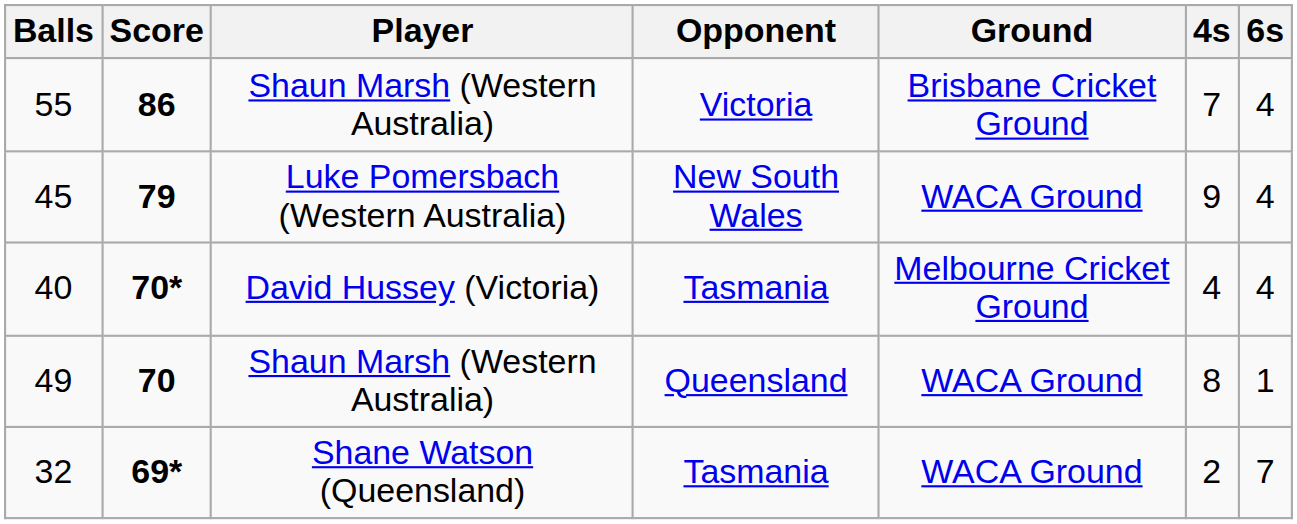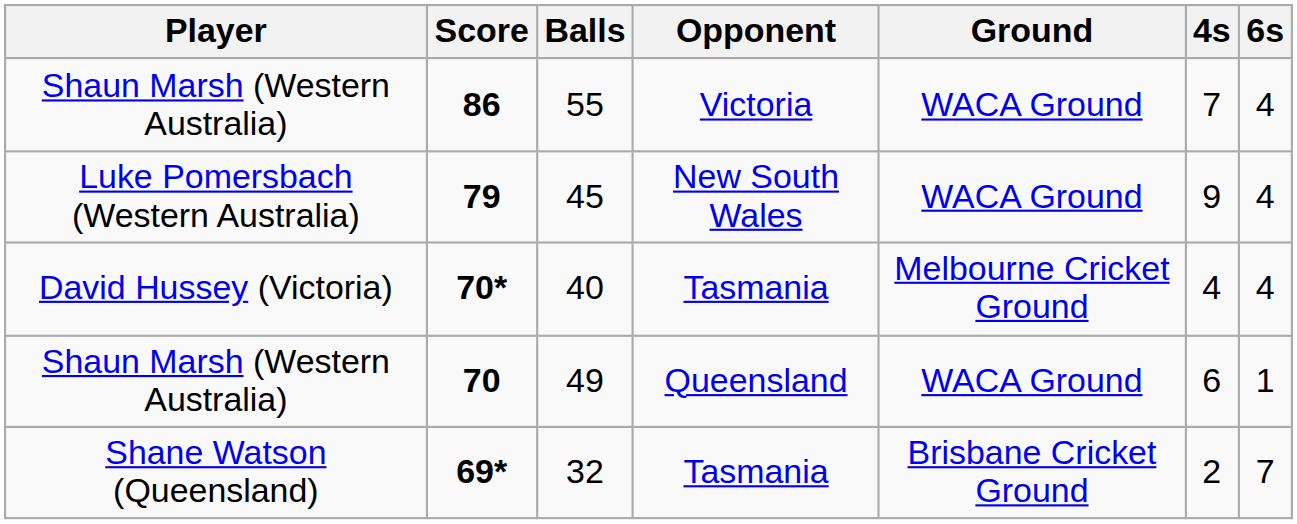columns swapped: (423, 31) <-> (53, 31)
(1032, 104) Brisbane Cricket Ground -> (1032, 104) WACA Ground
(1212, 380) 8 -> (1212, 380) 6
(1032, 472) WACA Ground -> (1032, 472) Brisbane Cricket Ground
